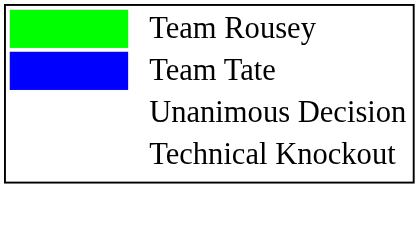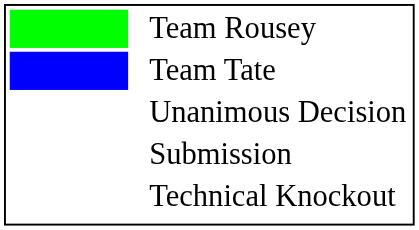+ row: (220, 154)
